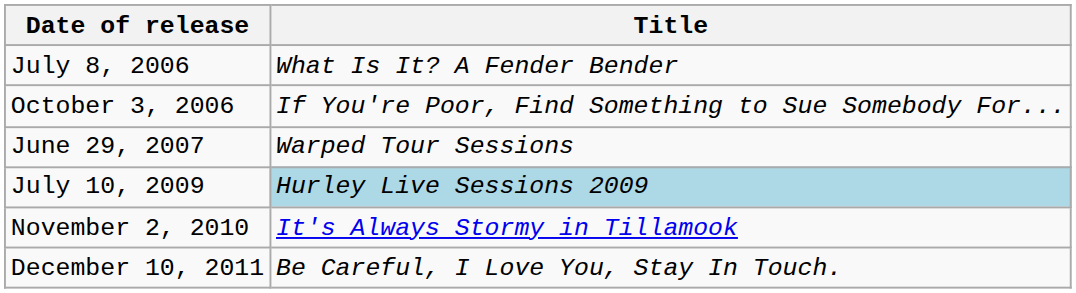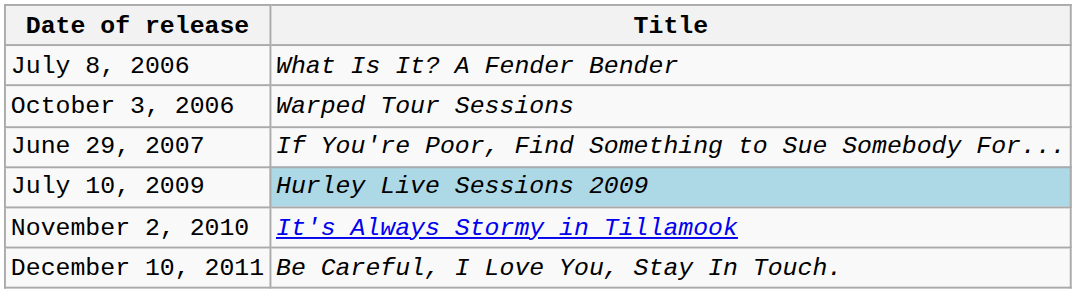(671, 106) If You're Poor, Find Something to Sue Somebody For... -> (425, 106) Warped Tour Sessions
(425, 147) Warped Tour Sessions -> (671, 147) If You're Poor, Find Something to Sue Somebody For...
